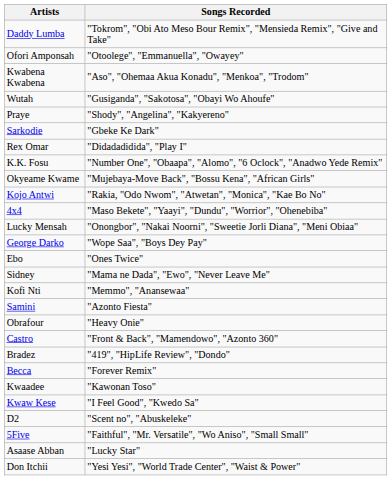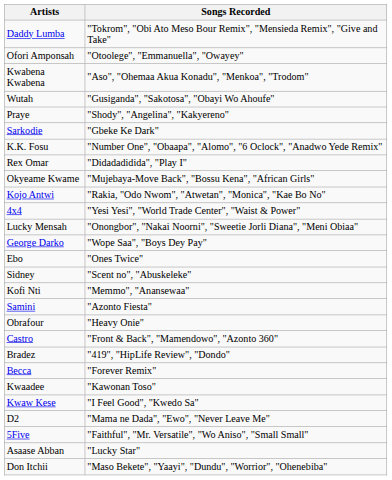rows swapped: (28, 163) <-> (27, 147)
(207, 211) "Maso Bekete", "Yaayi", "Dundu", "Worrior", "Ohenebiba" -> (194, 211) "Yesi Yesi", "World Trade Center", "Waist & Power"
(179, 274) "Mama ne Dada", "Ewo", "Never Leave Me" -> (139, 274) "Scent no", "Abuskeleke"
(139, 418) "Scent no", "Abuskeleke" -> (179, 418) "Mama ne Dada", "Ewo", "Never Leave Me"
(194, 466) "Yesi Yesi", "World Trade Center", "Waist & Power" -> (207, 466) "Maso Bekete", "Yaayi", "Dundu", "Worrior", "Ohenebiba"
